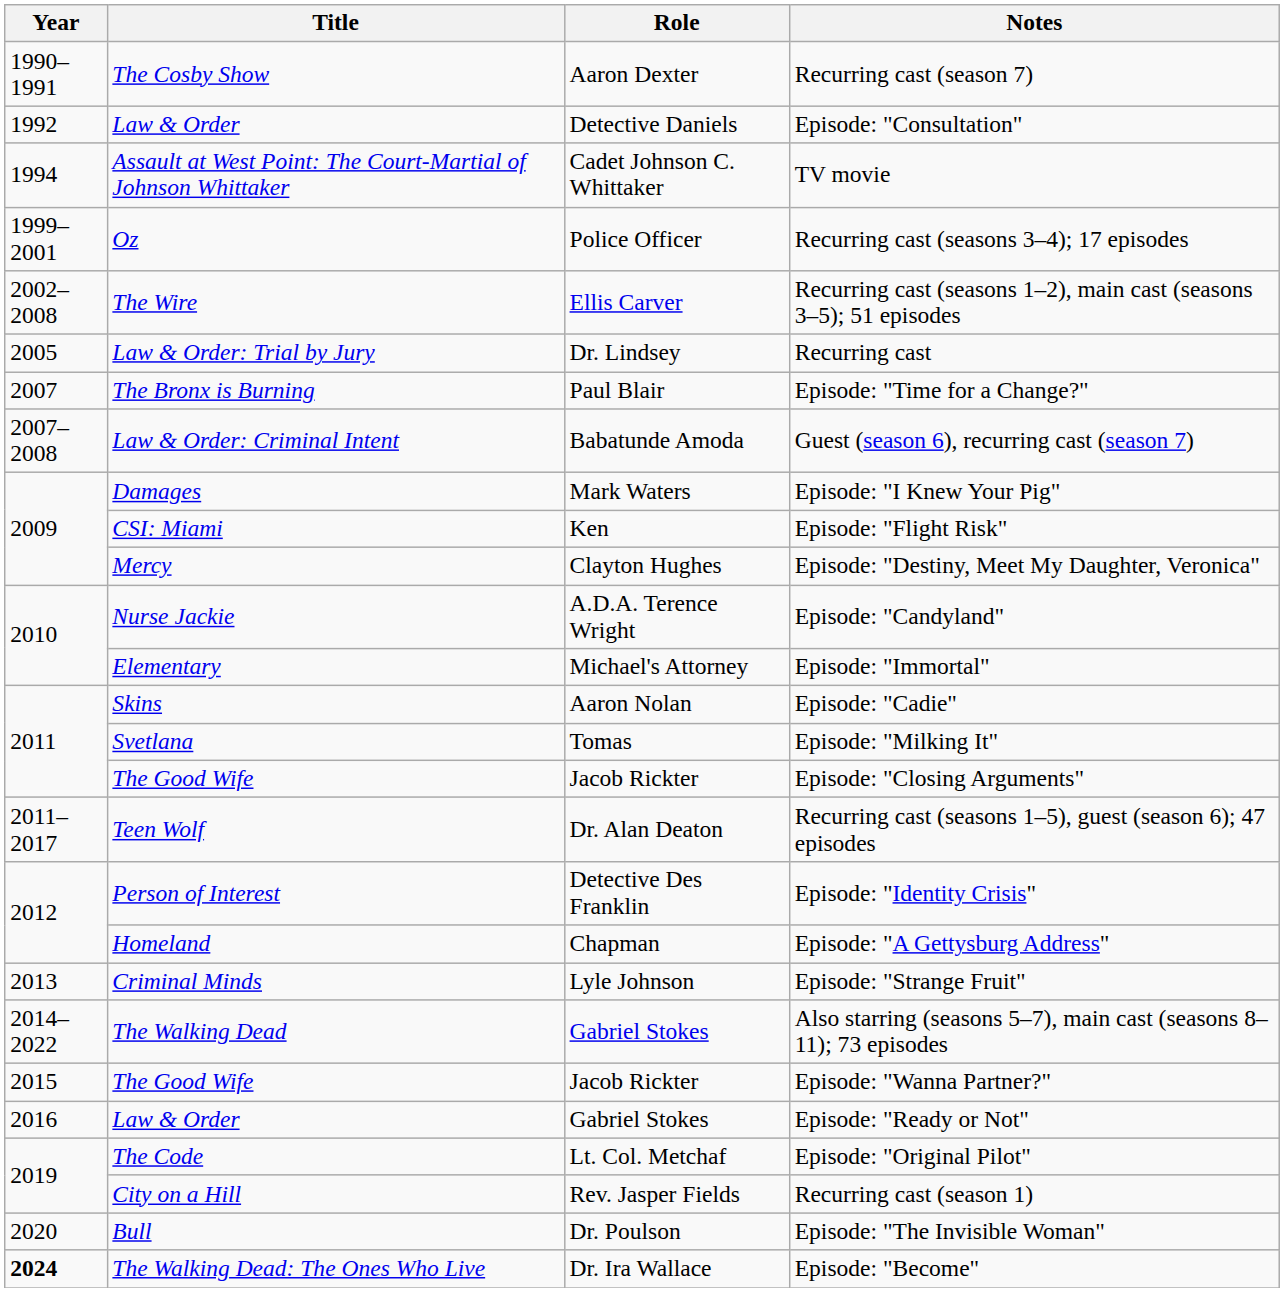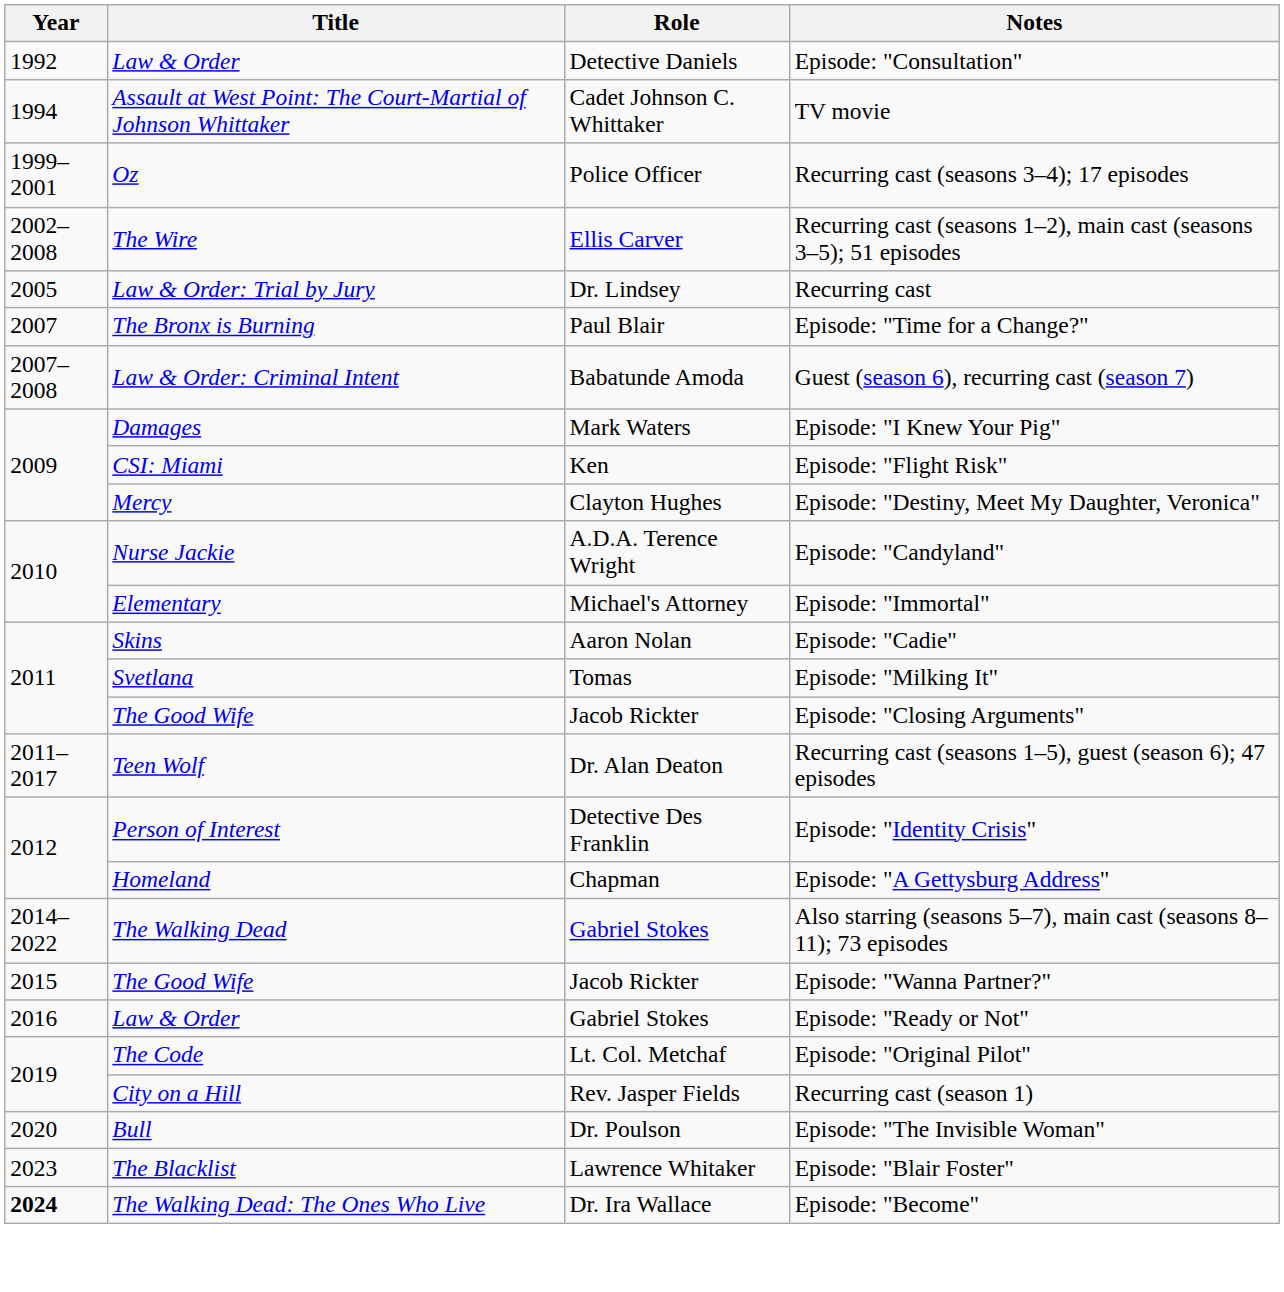- row: (914, 73)
- row: (910, 980)
+ row: (904, 1167)
